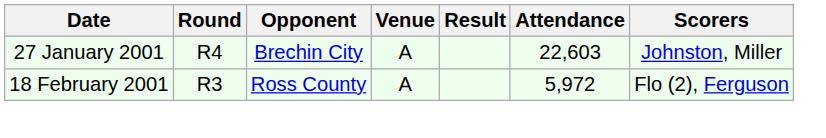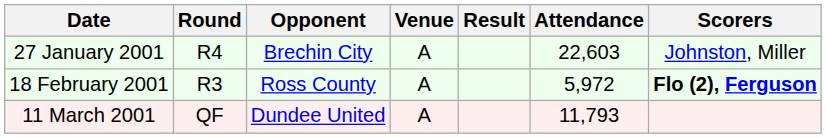(712, 84) normal -> (735, 84) bold
+ row: (89, 116)
